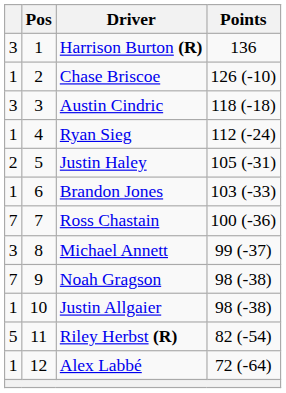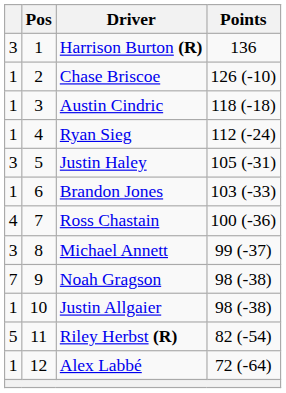(13, 105) 3 -> (13, 105) 1
(13, 163) 2 -> (13, 163) 3
(13, 220) 7 -> (13, 220) 4
